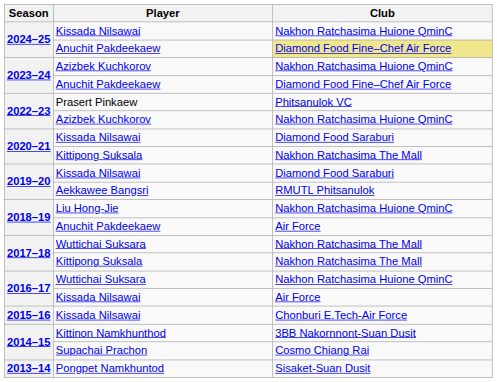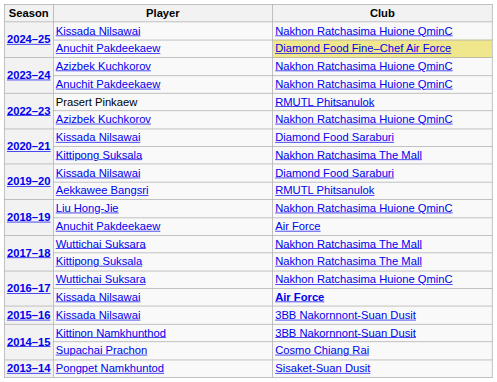(363, 84) Diamond Food Fine–Chef Air Force -> (364, 84) Nakhon Ratchasima Huione QminC
(313, 102) Phitsanulok VC -> (325, 102) RMUTL Phitsanulok
(298, 297) normal -> (300, 297) bold
(341, 315) Chonburi E.Tech-Air Force -> (346, 315) 3BB Nakornnont-Suan Dusit
